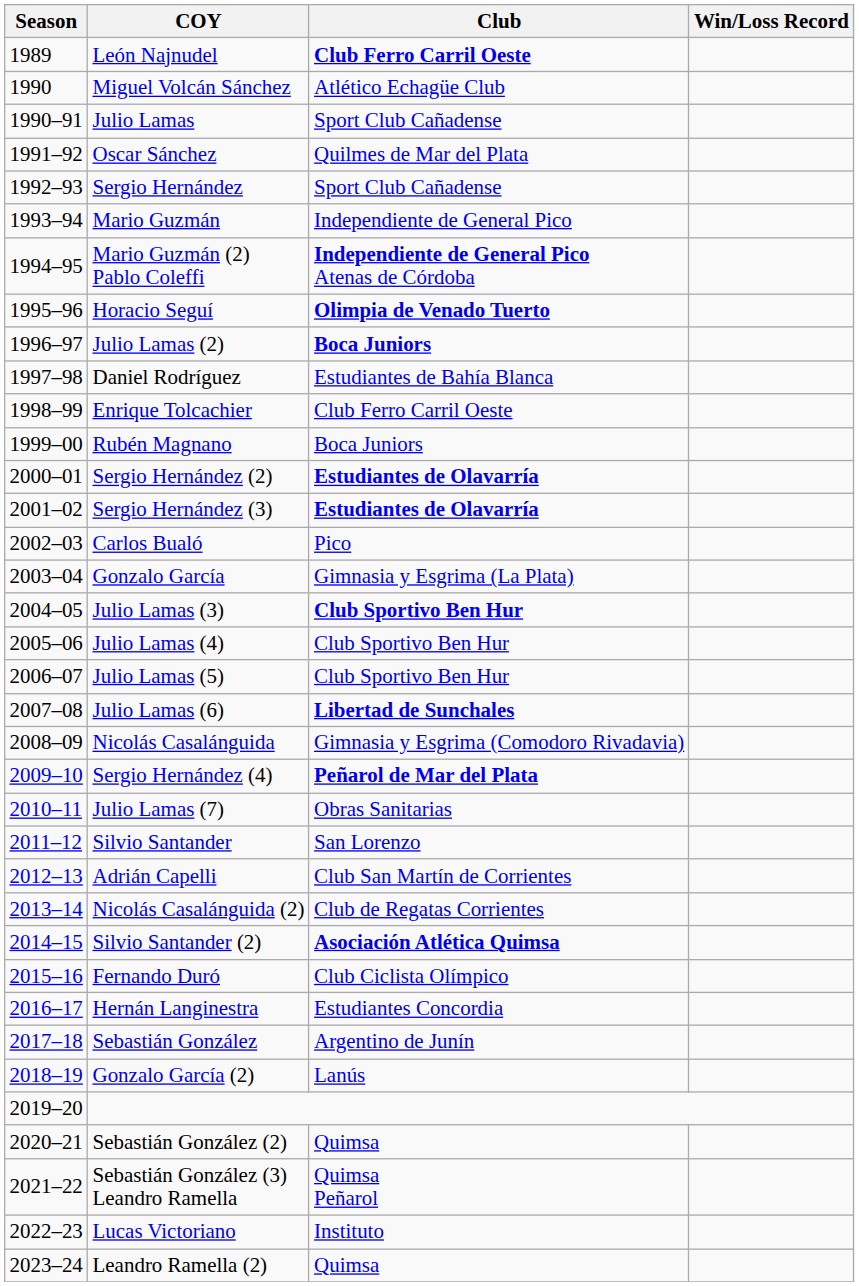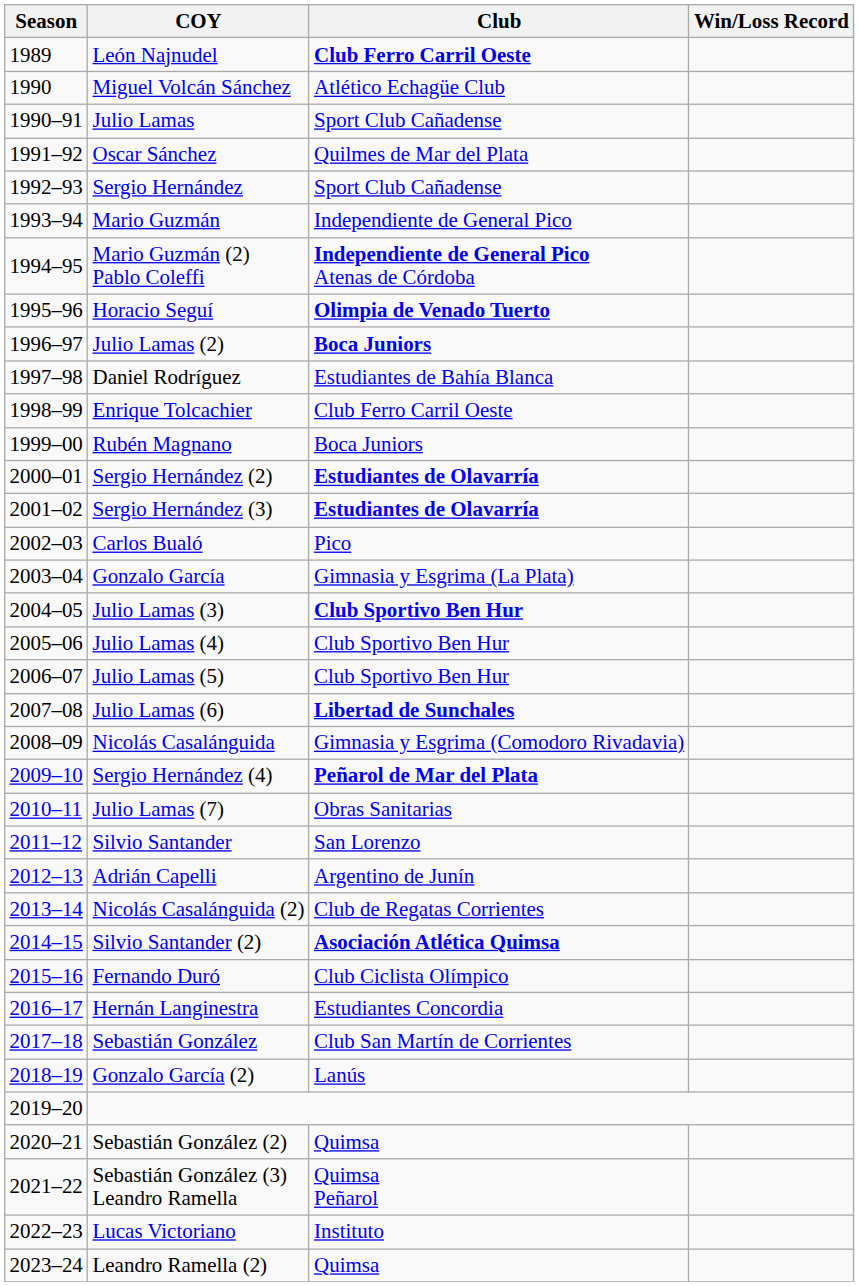(443, 875) Club San Martín de Corrientes -> (394, 875) Argentino de Junín
(394, 1041) Argentino de Junín -> (443, 1041) Club San Martín de Corrientes
